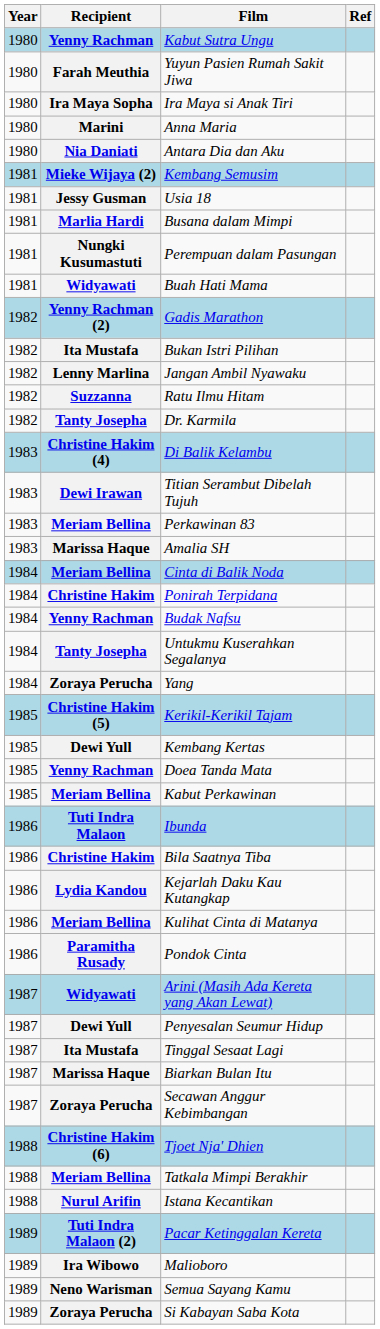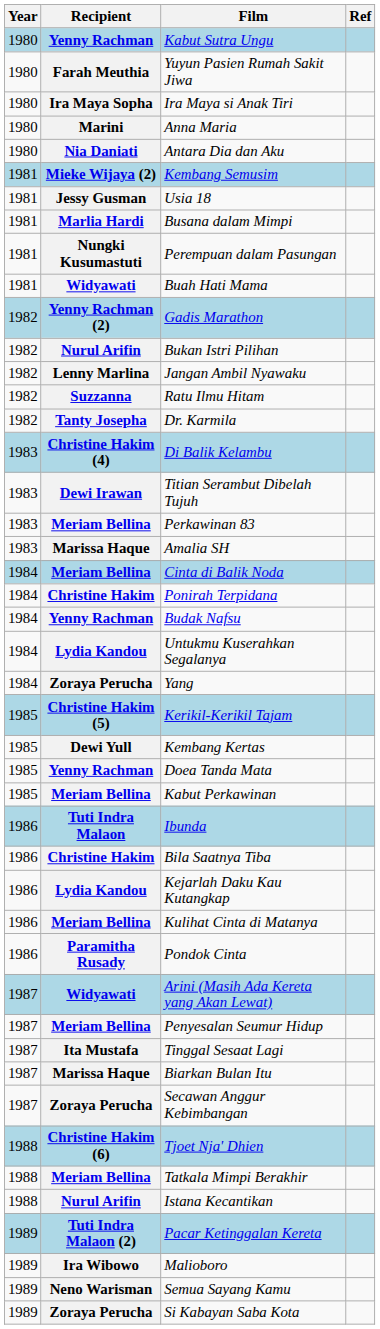(101, 349) Ita Mustafa -> (101, 349) Nurul Arifin
(101, 651) Tanty Josepha -> (101, 651) Lydia Kandou
(101, 1026) Dewi Yull -> (101, 1026) Meriam Bellina
